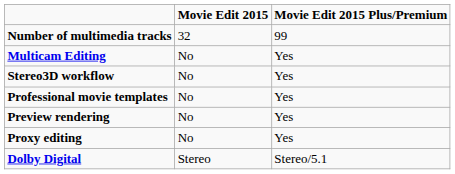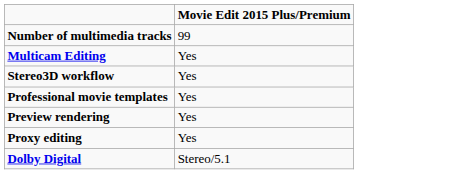- column: (223, 14)
